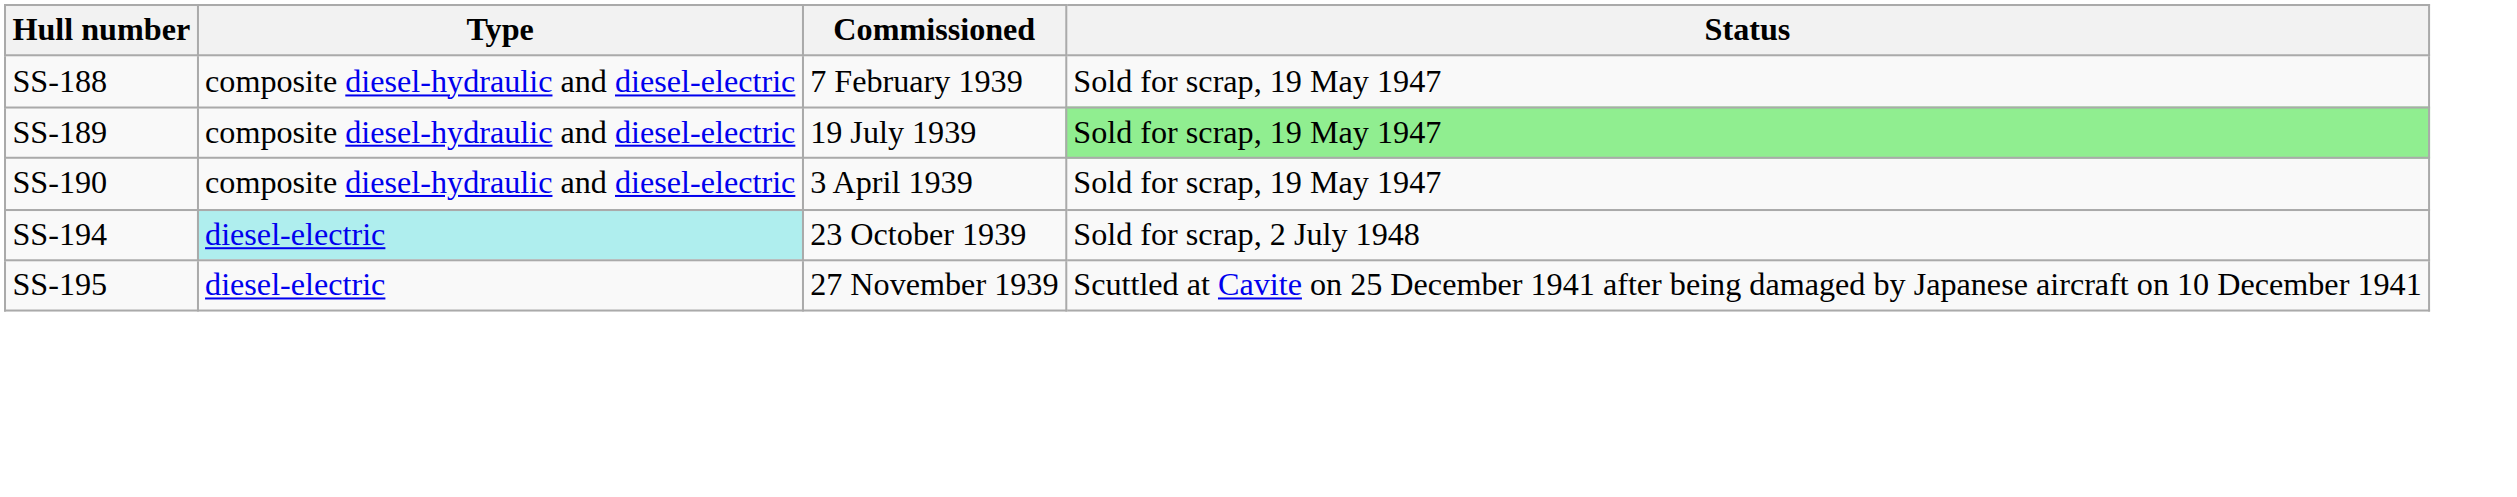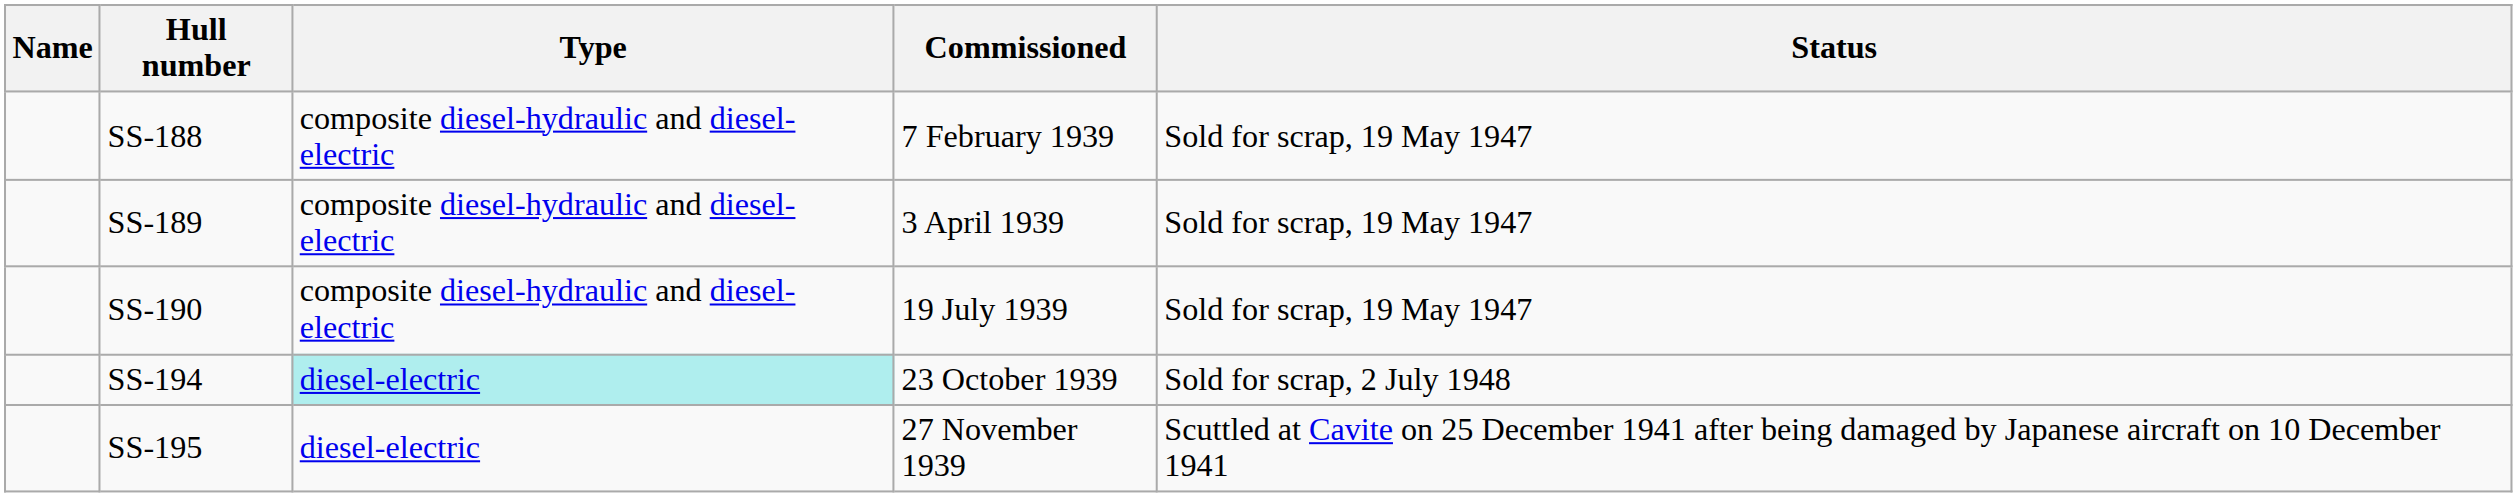+ column: (53, 48)
(893, 132) 19 July 1939 -> (983, 222) 3 April 1939
(1257, 132) lightgreen background -> (1348, 222) no background
(891, 183) 3 April 1939 -> (985, 309) 19 July 1939
